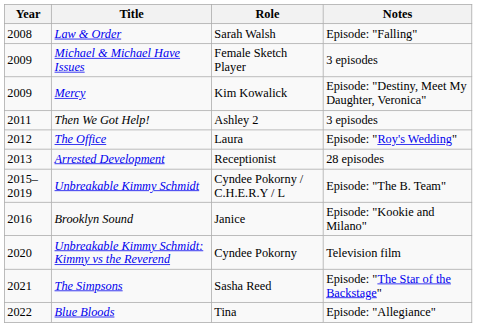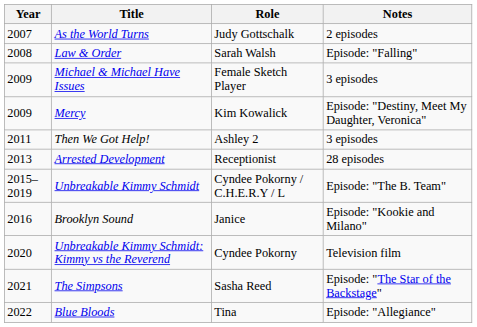+ row: (102, 33)
- row: (80, 139)
